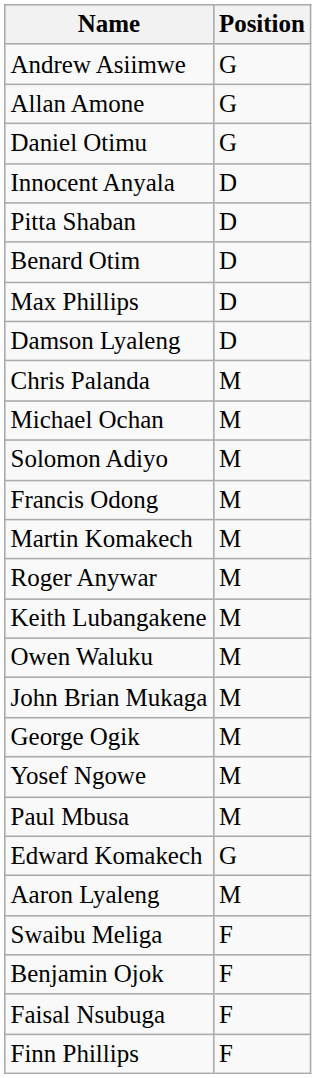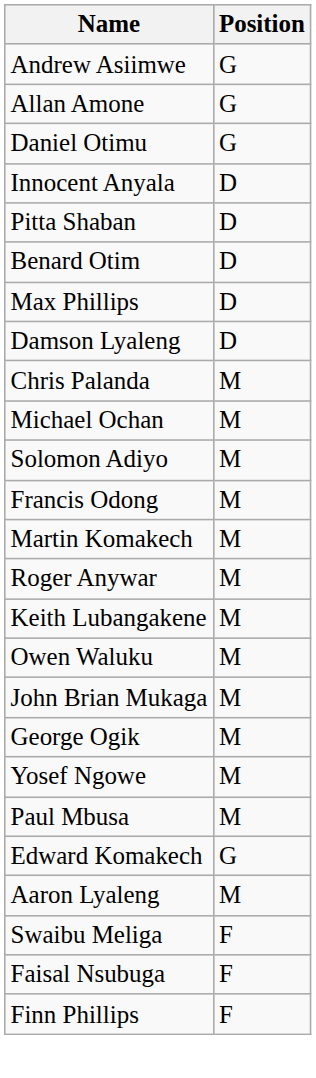- row: (87, 974)
